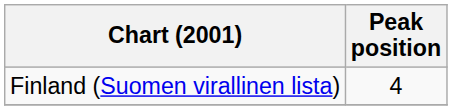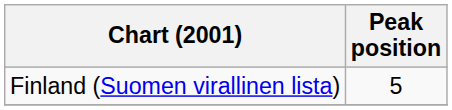(396, 85) 4 -> (396, 85) 5
